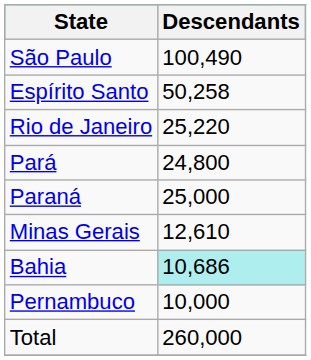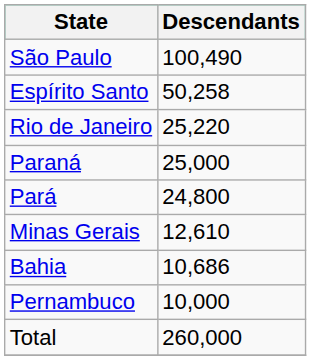rows swapped: (45, 197) <-> (33, 162)
(196, 267) paleturquoise background -> (196, 267) no background
